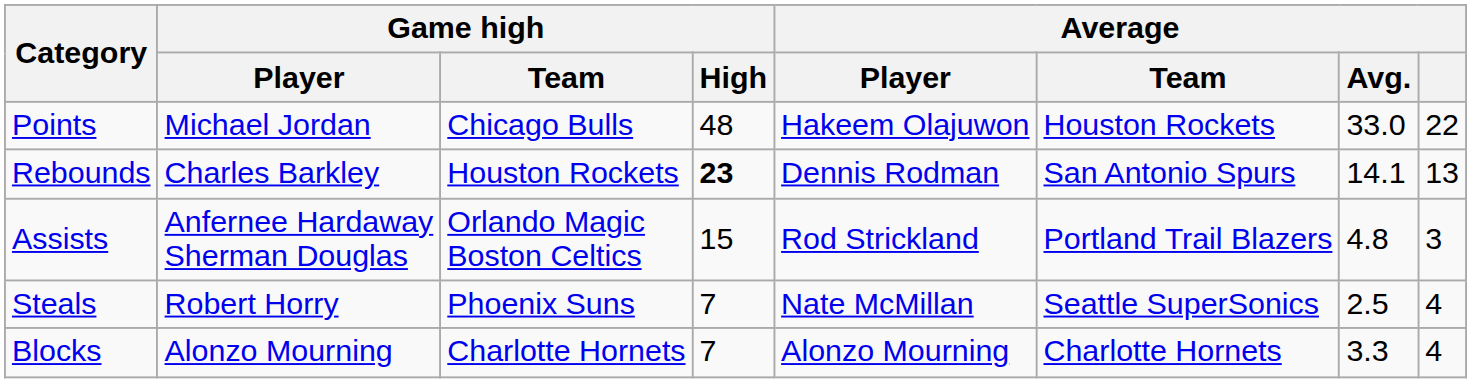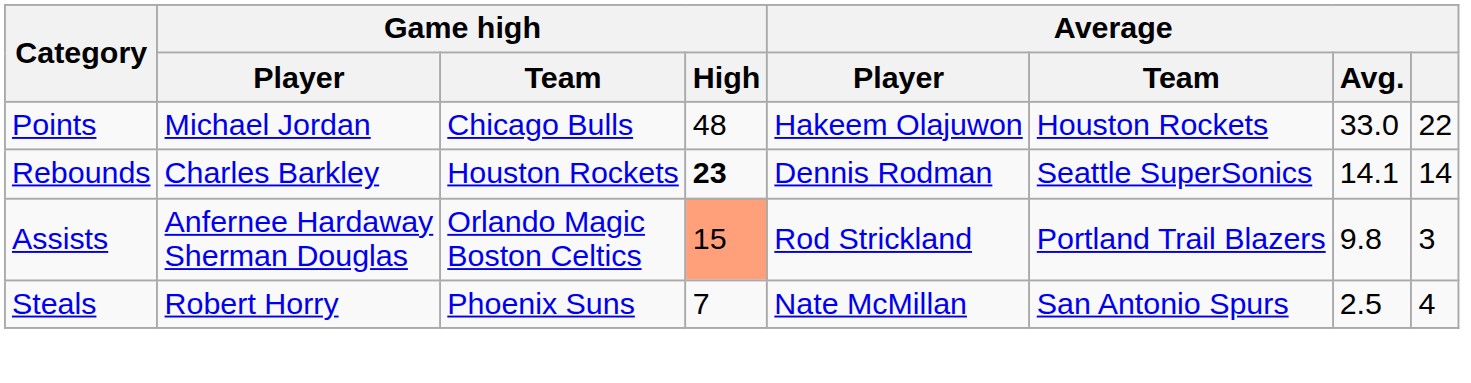(1169, 173) San Antonio Spurs -> (1175, 173) Seattle SuperSonics
(1442, 173) 13 -> (1435, 173) 14
(716, 238) no background -> (710, 238) lightsalmon background
(1368, 238) 4.8 -> (1361, 238) 9.8
(1181, 303) Seattle SuperSonics -> (1163, 303) San Antonio Spurs
- row: (57, 352)
